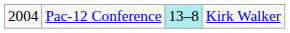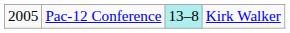(23, 16) 2004 -> (23, 16) 2005
